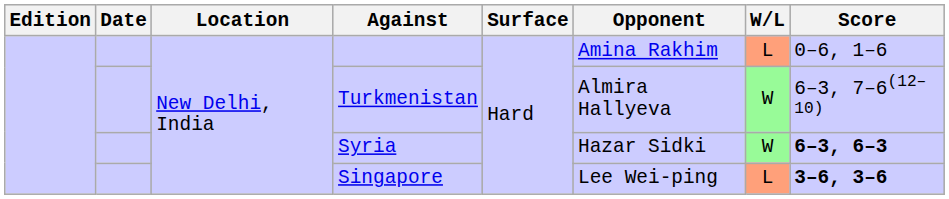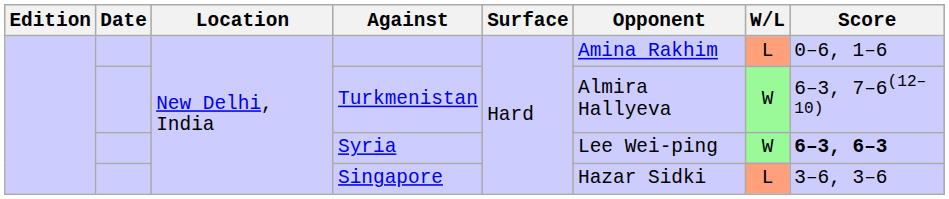(642, 147) Hazar Sidki -> (648, 147) Lee Wei-ping
(648, 178) Lee Wei-ping -> (642, 178) Hazar Sidki
(841, 178) bold -> (841, 178) normal
